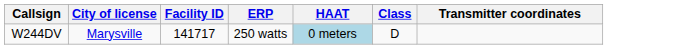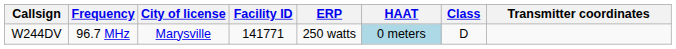+ column: (103, 14)
(194, 34) 141717 -> (263, 34) 141771
